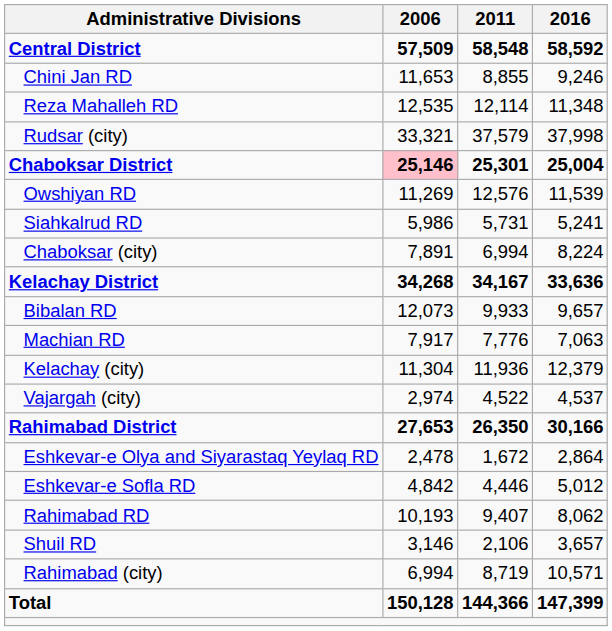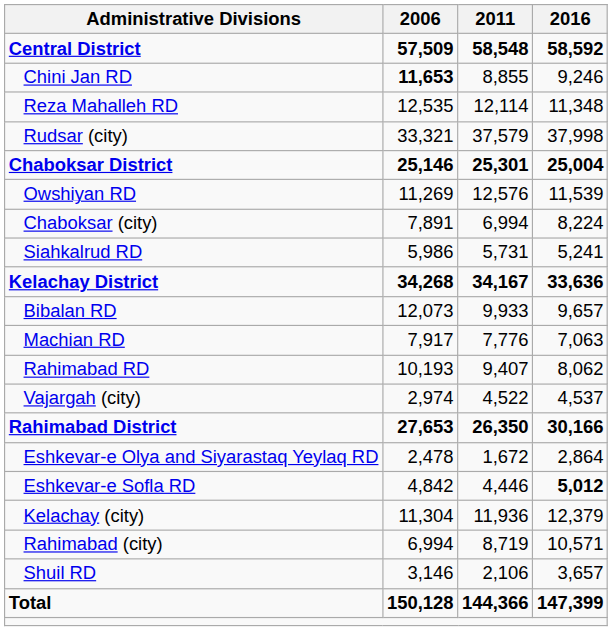(426, 77) normal -> (426, 77) bold
(425, 164) pink background -> (425, 164) no background
rows swapped: (83, 223) <-> (91, 252)
rows swapped: (84, 369) <-> (86, 515)
(580, 485) normal -> (580, 485) bold
rows swapped: (60, 544) <-> (93, 573)
